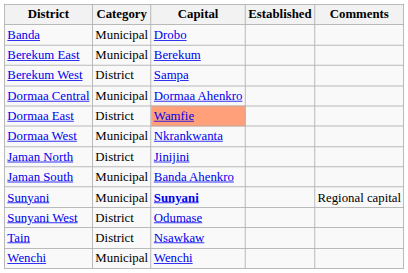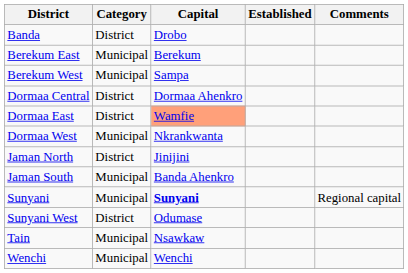(122, 34) Municipal -> (115, 34) District
(115, 75) District -> (122, 75) Municipal
(122, 95) Municipal -> (115, 95) District
(115, 237) District -> (122, 237) Municipal
